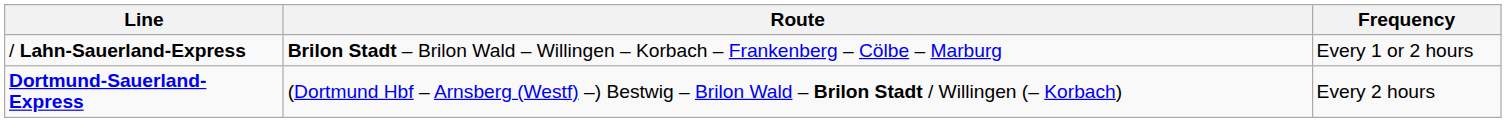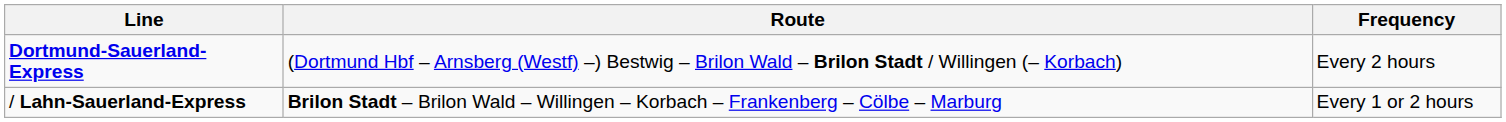rows swapped: (108, 91) <-> (127, 50)
